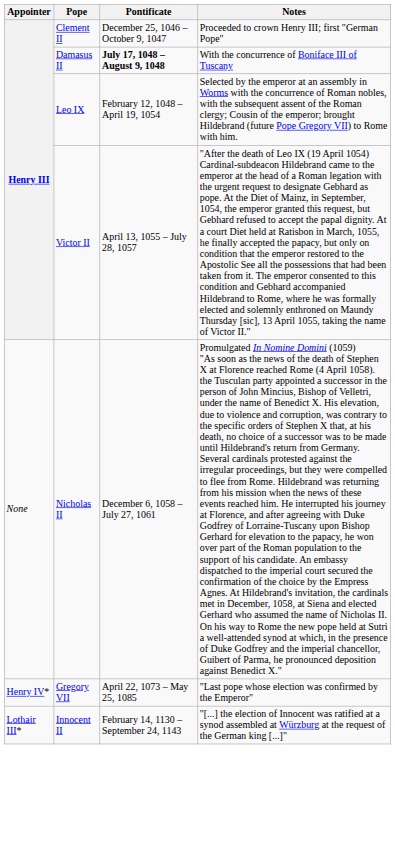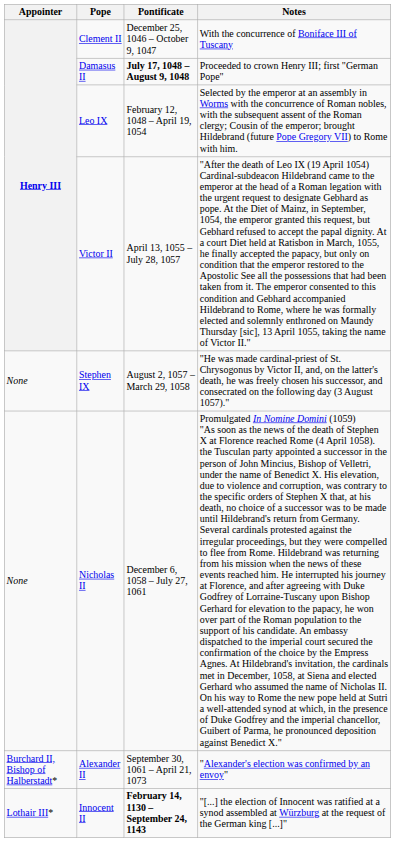(289, 33) Proceeded to crown Henry III; first "German Pope" -> (278, 39) With the concurrence of Boniface III of Tuscany
(278, 60) With the concurrence of Boniface III of Tuscany -> (289, 71) Proceeded to crown Henry III; first "German Pope"
+ row: (95, 381)
+ row: (100, 769)
- row: (72, 692)
(142, 725) normal -> (157, 813) bold
